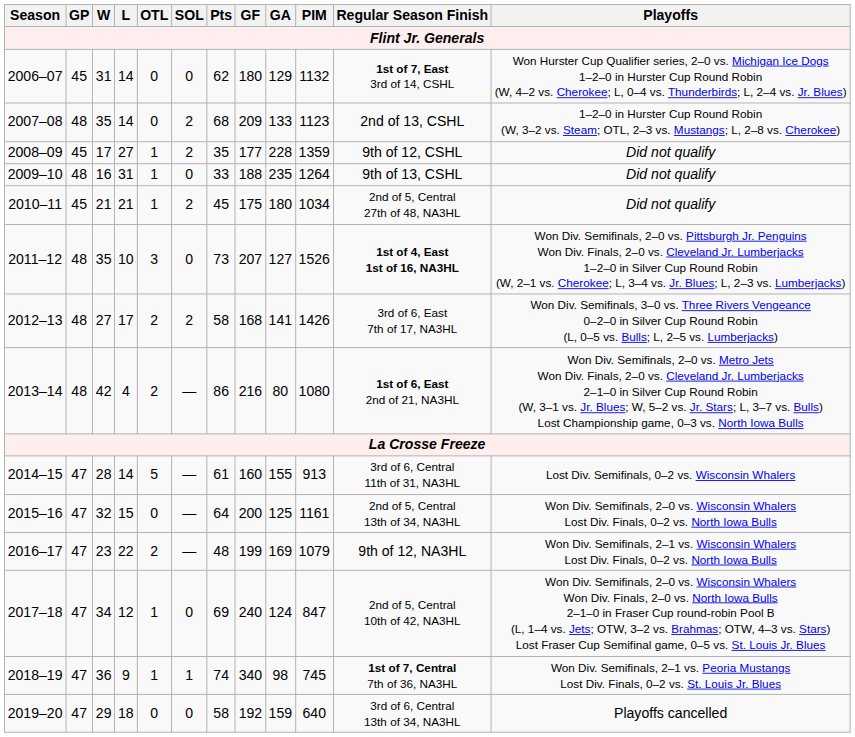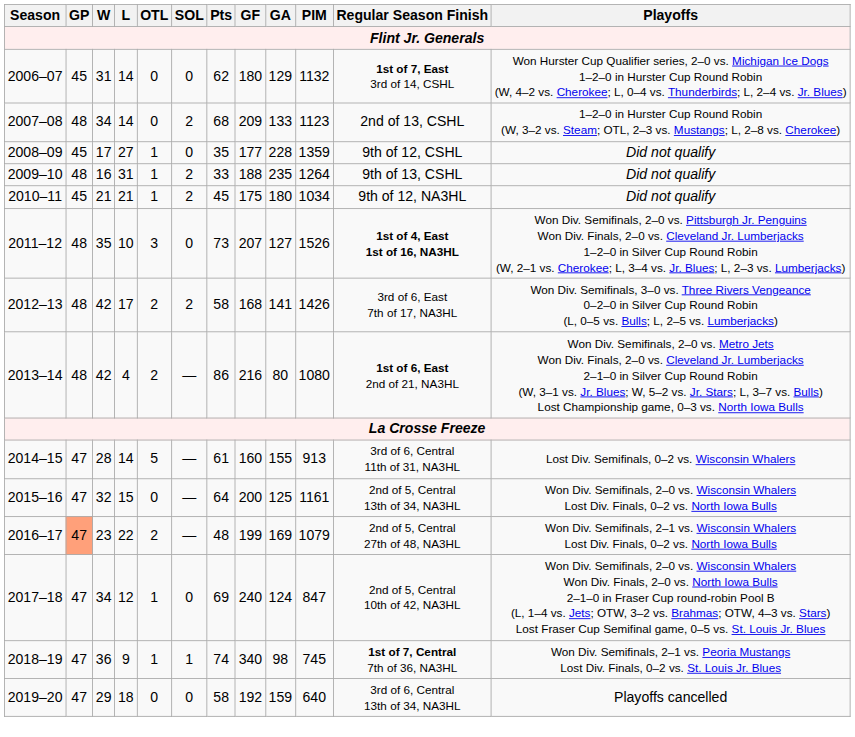(104, 122) 35 -> (104, 122) 34
(189, 152) 2 -> (189, 152) 0
(189, 174) 0 -> (189, 174) 2
(412, 205) 2nd of 5, Central 27th of 48, NA3HL -> (412, 197) 9th of 12, NA3HL
(104, 321) 27 -> (104, 305) 42
(79, 551) no background -> (79, 535) lightsalmon background
(412, 551) 9th of 12, NA3HL -> (412, 536) 2nd of 5, Central 27th of 48, NA3HL
